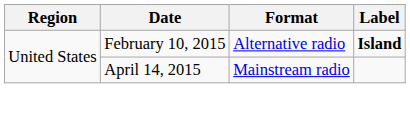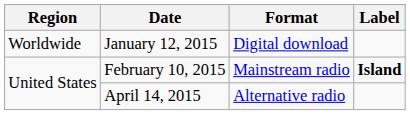+ row: (161, 43)
(289, 43) Alternative radio -> (291, 69) Mainstream radio
(291, 69) Mainstream radio -> (289, 95) Alternative radio
